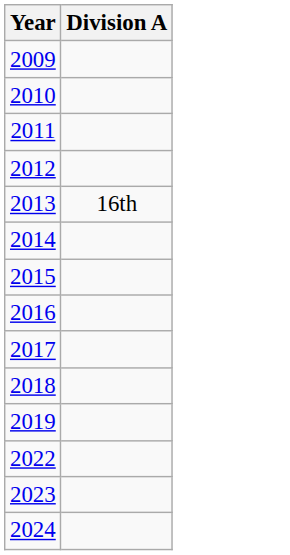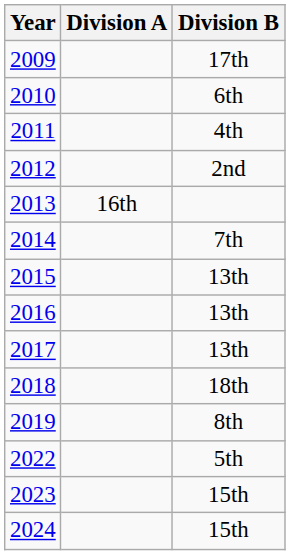+ column: (228, 22)
